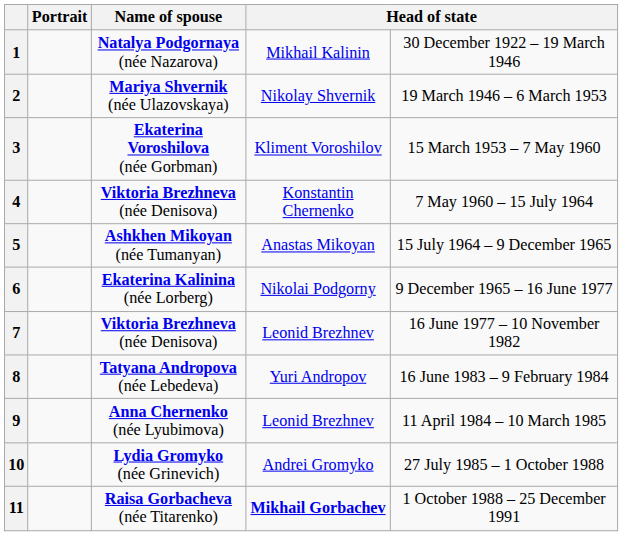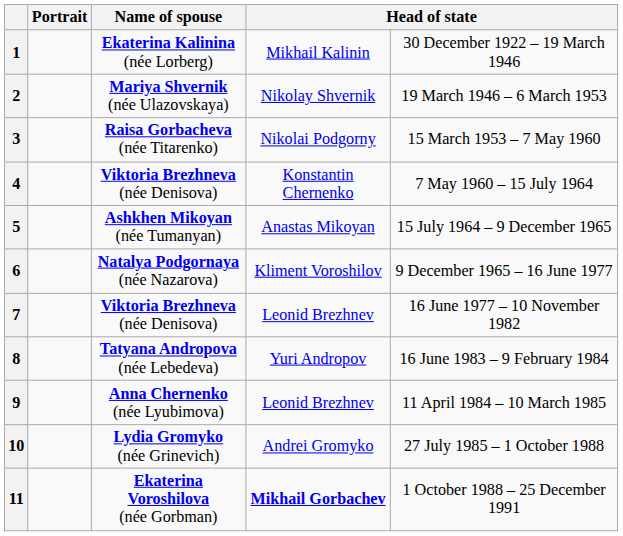(168, 52) Natalya Podgornaya (née Nazarova) -> (168, 52) Ekaterina Kalinina (née Lorberg)
(168, 148) Ekaterina Voroshilova (née Gorbman) -> (168, 139) Raisa Gorbacheva (née Titarenko)
(318, 148) Kliment Voroshilov -> (318, 139) Nikolai Podgorny
(168, 289) Ekaterina Kalinina (née Lorberg) -> (168, 271) Natalya Podgornaya (née Nazarova)
(318, 289) Nikolai Podgorny -> (318, 271) Kliment Voroshilov
(168, 508) Raisa Gorbacheva (née Titarenko) -> (168, 499) Ekaterina Voroshilova (née Gorbman)
